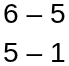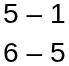rows swapped: (34, 52) <-> (34, 13)
